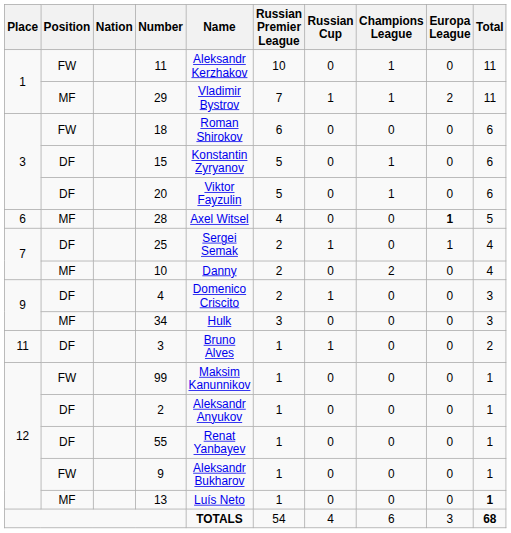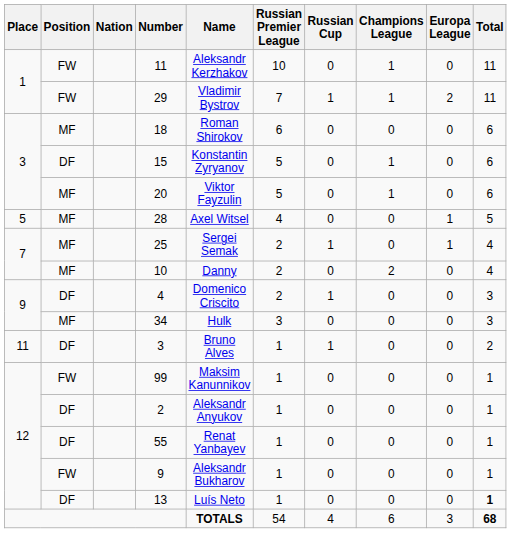(67, 98) MF -> (67, 98) FW
(67, 130) FW -> (67, 130) MF
(67, 194) DF -> (67, 194) MF
(23, 219) 6 -> (23, 219) 5
(450, 219) bold -> (450, 219) normal
(67, 245) DF -> (67, 245) MF
(67, 500) MF -> (67, 500) DF
